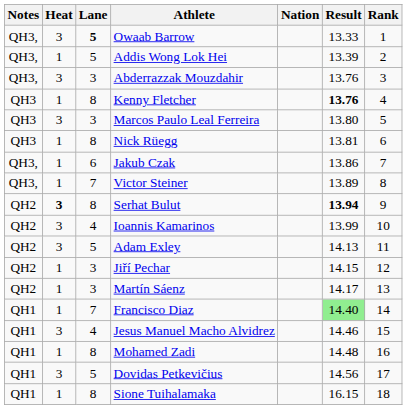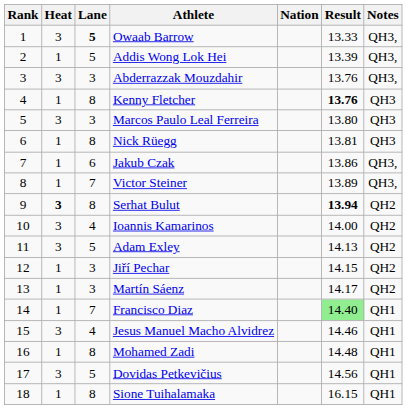columns swapped: (383, 15) <-> (23, 15)
(343, 225) 13.99 -> (343, 225) 14.00
